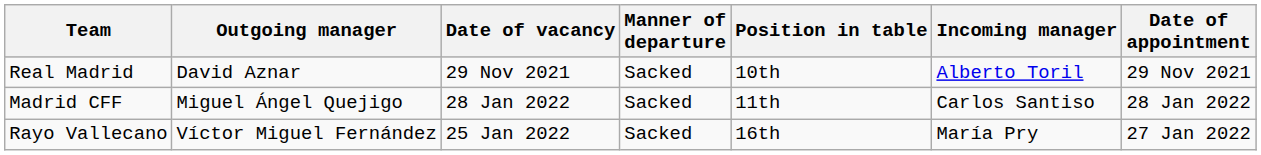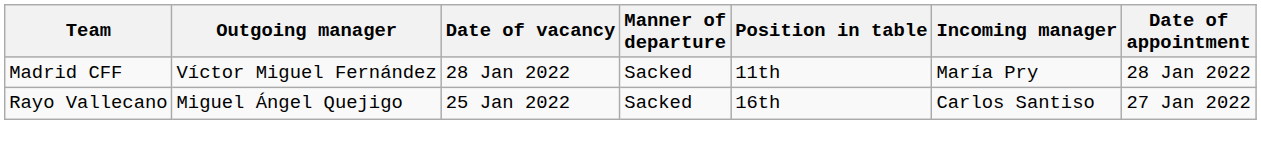- row: (71, 73)
(290, 103) Miguel Ángel Quejigo -> (307, 73) Víctor Miguel Fernández
(1016, 103) Carlos Santiso -> (987, 73) María Pry
(307, 134) Víctor Miguel Fernández -> (290, 103) Miguel Ángel Quejigo
(987, 134) María Pry -> (1016, 103) Carlos Santiso
